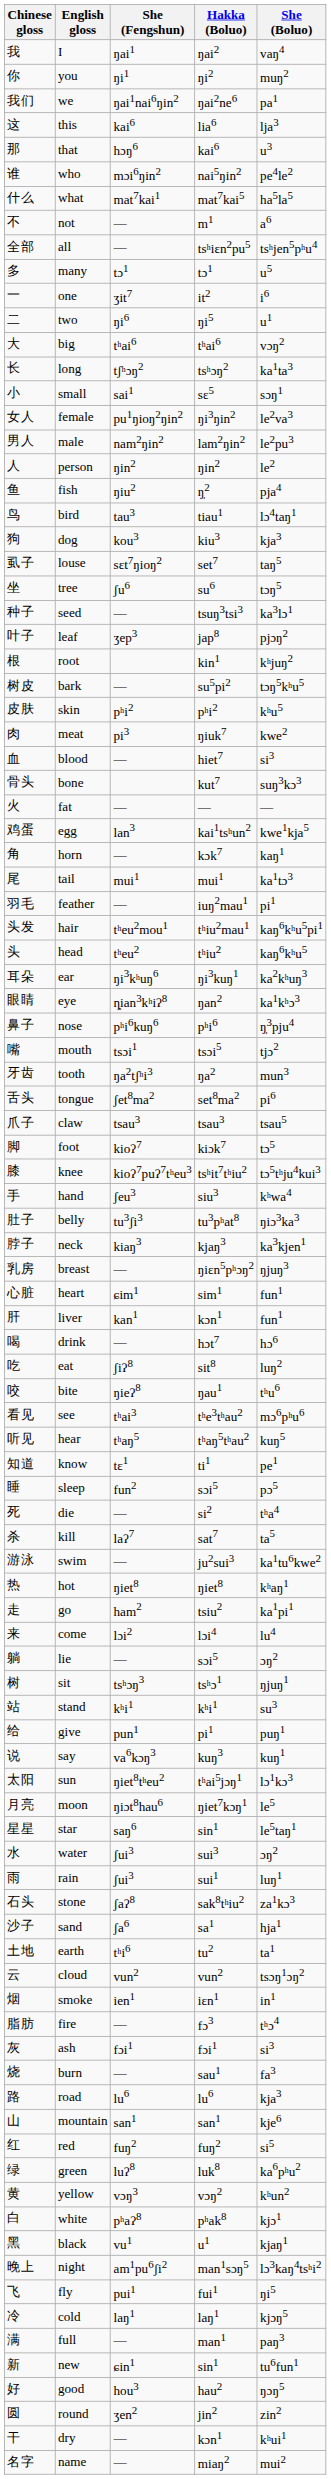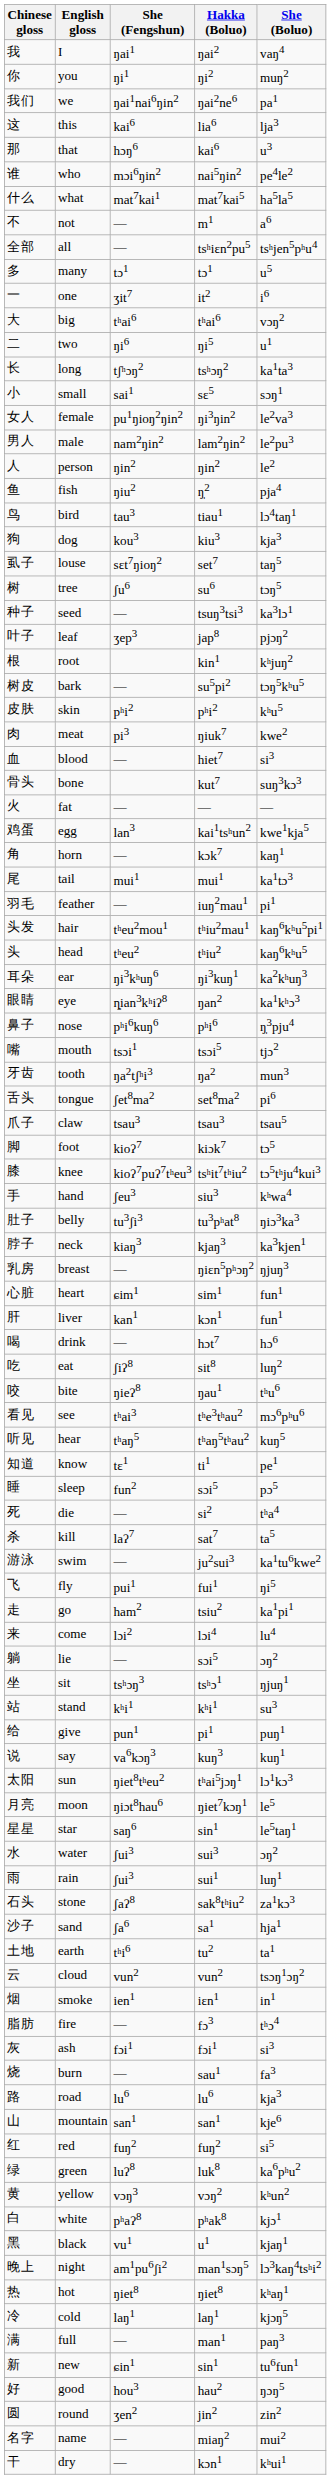rows swapped: (68, 320) <-> (66, 344)
(14, 587) 坐 -> (14, 587) 树
rows swapped: (65, 2291) <-> (66, 1585)
(14, 1682) 树 -> (14, 1682) 坐
rows swapped: (67, 2438) <-> (72, 2462)
